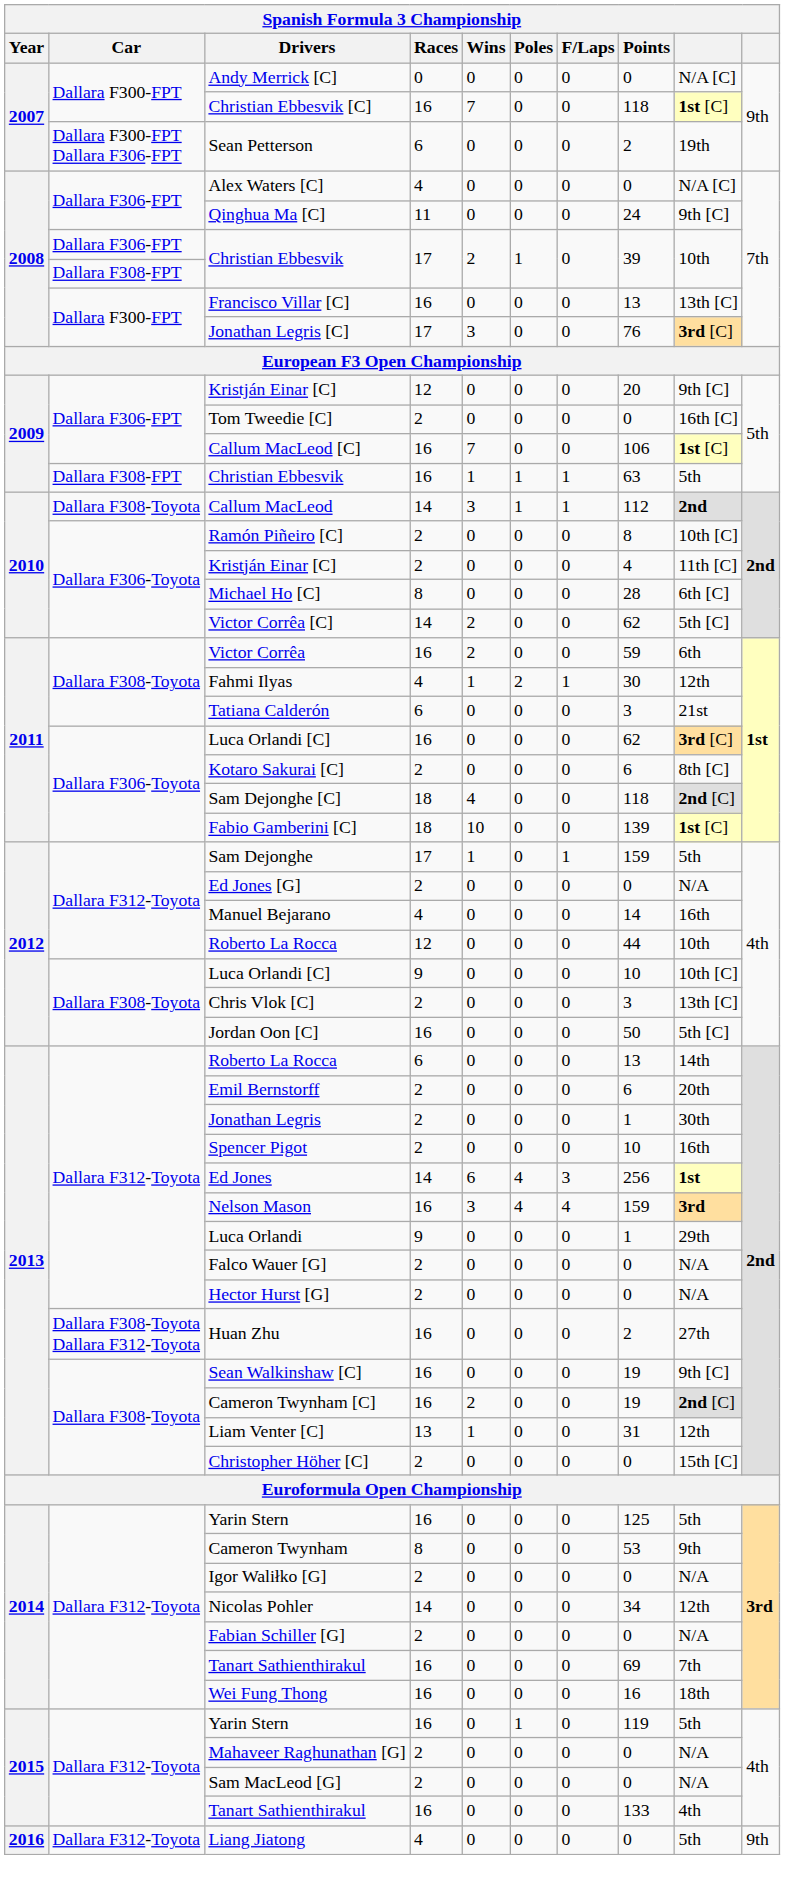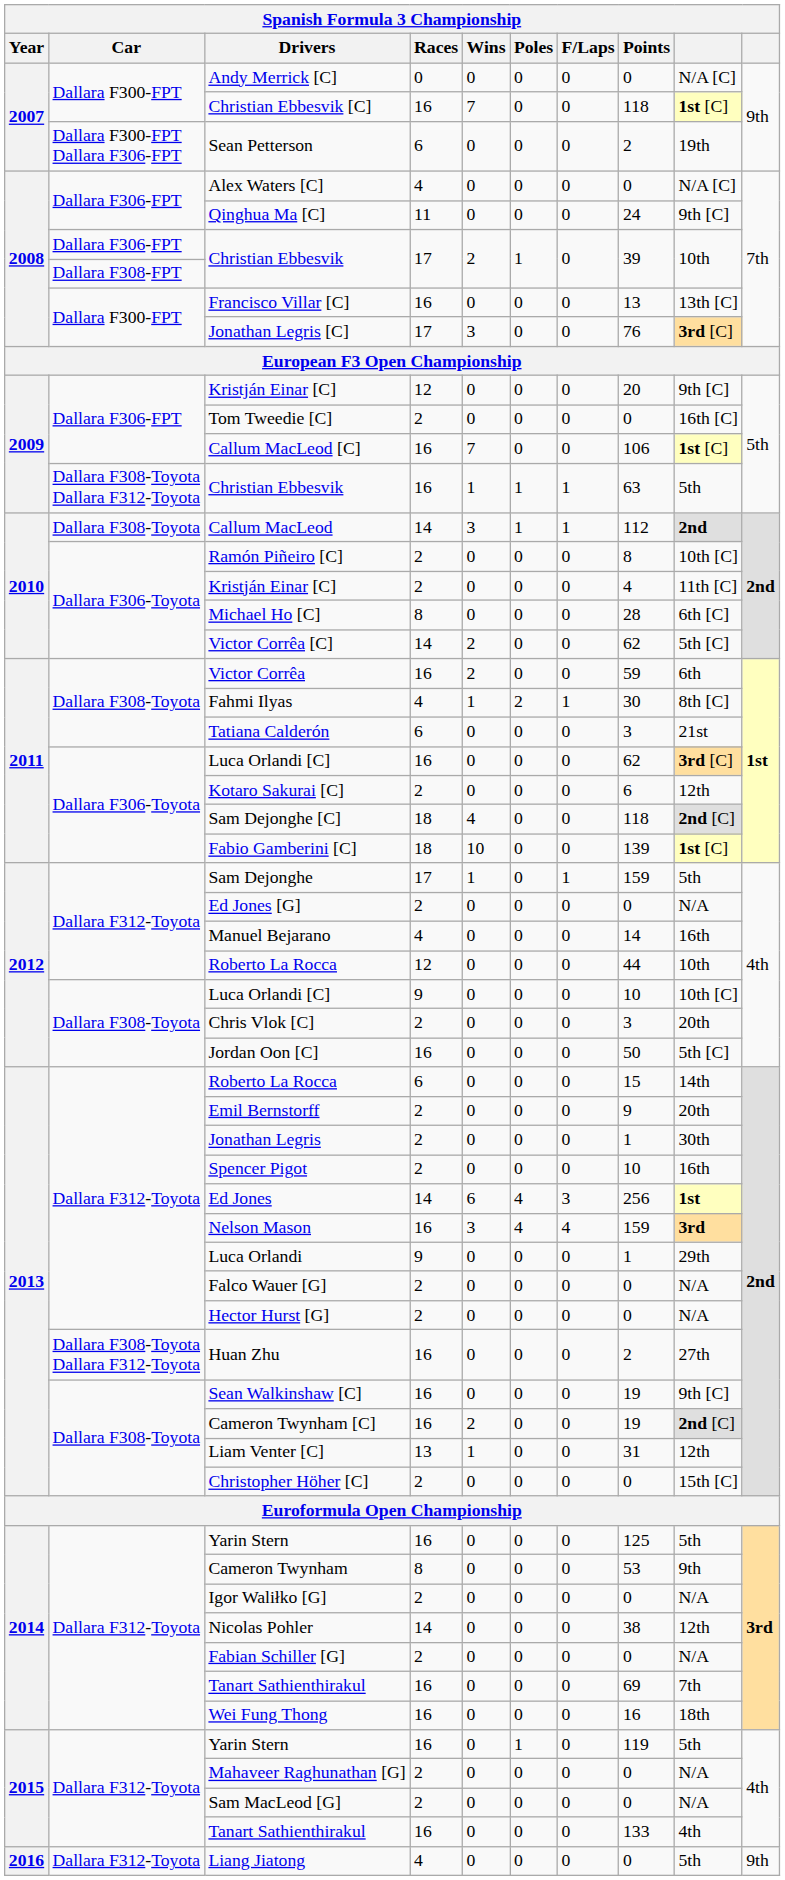(117, 477) Dallara F308-FPT -> (126, 487) Dallara F308-Toyota Dallara F312-Toyota
(694, 681) 12th -> (704, 701) 8th [C]
(704, 768) 8th [C] -> (694, 789) 12th
(708, 1002) 13th [C] -> (694, 1022) 20th
(632, 1060) 13 -> (632, 1081) 15
(627, 1089) 6 -> (627, 1110) 9
(632, 1606) 34 -> (632, 1627) 38
